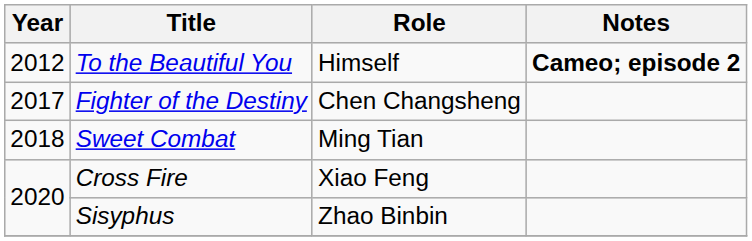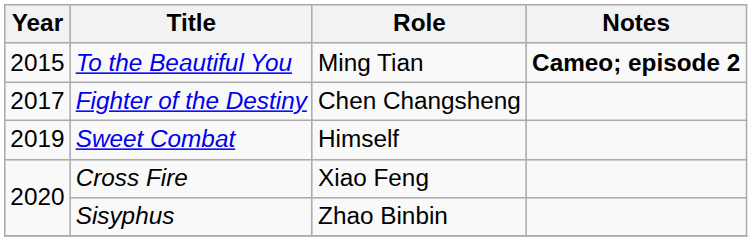(37, 62) 2012 -> (37, 62) 2015
(359, 62) Himself -> (371, 62) Ming Tian
(37, 139) 2018 -> (37, 139) 2019
(371, 139) Ming Tian -> (359, 139) Himself
